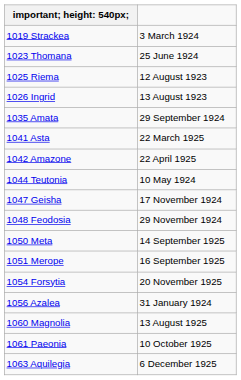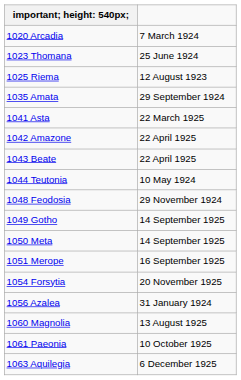- row: (38, 35)
+ row: (35, 35)
- row: (31, 97)
+ row: (31, 158)
- row: (34, 200)
+ row: (32, 220)
